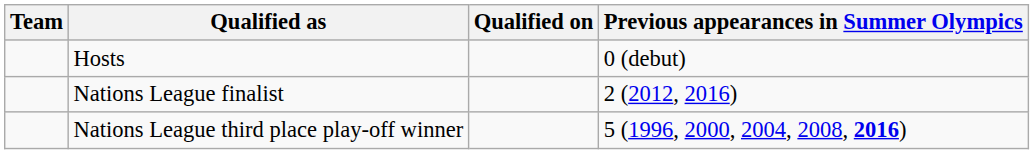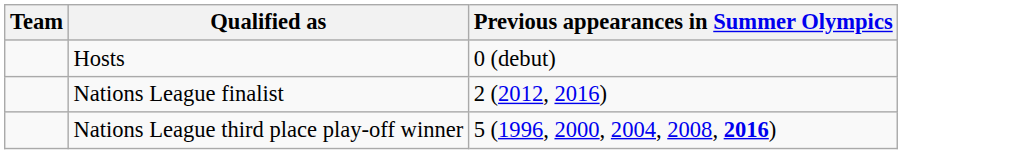- column: (533, 22)
